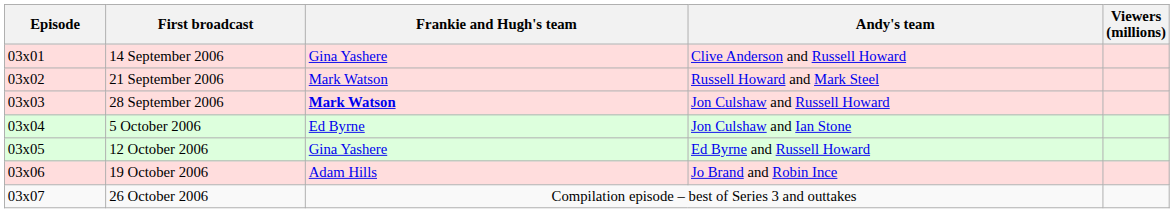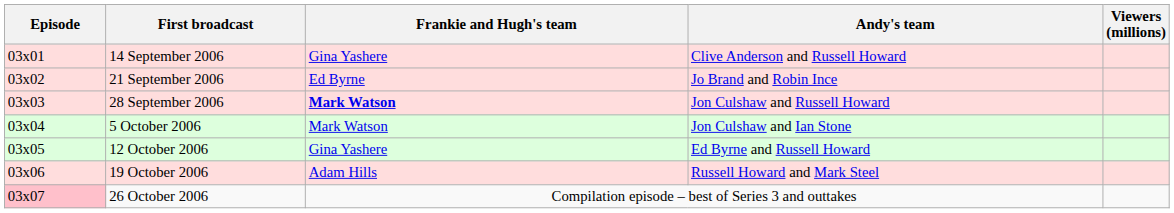(348, 79) Mark Watson -> (337, 79) Ed Byrne
(785, 79) Russell Howard and Mark Steel -> (764, 79) Jo Brand and Robin Ince
(337, 126) Ed Byrne -> (348, 126) Mark Watson
(764, 172) Jo Brand and Robin Ince -> (785, 172) Russell Howard and Mark Steel
(26, 196) no background -> (26, 196) pink background
